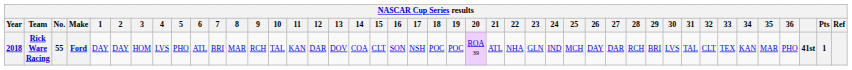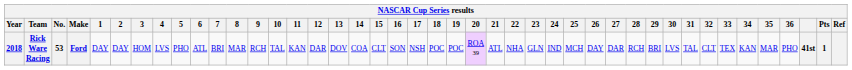(59, 48) 55 -> (59, 48) 53
